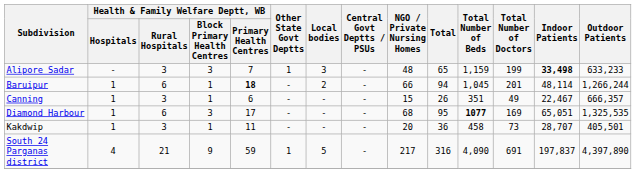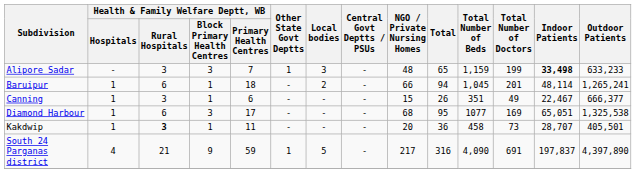(251, 84) bold -> (251, 84) normal
(605, 84) 1,266,244 -> (605, 84) 1,265,241
(605, 99) 666,357 -> (605, 99) 666,377
(476, 113) bold -> (476, 113) normal
(605, 113) 1,325,535 -> (605, 113) 1,325,538
(164, 127) normal -> (164, 127) bold
